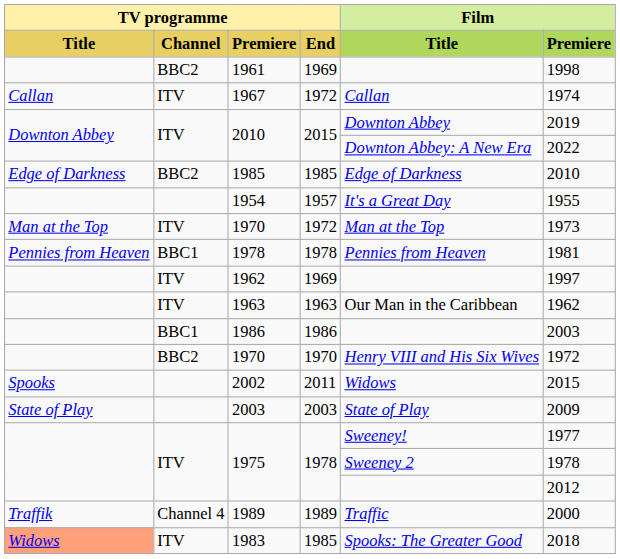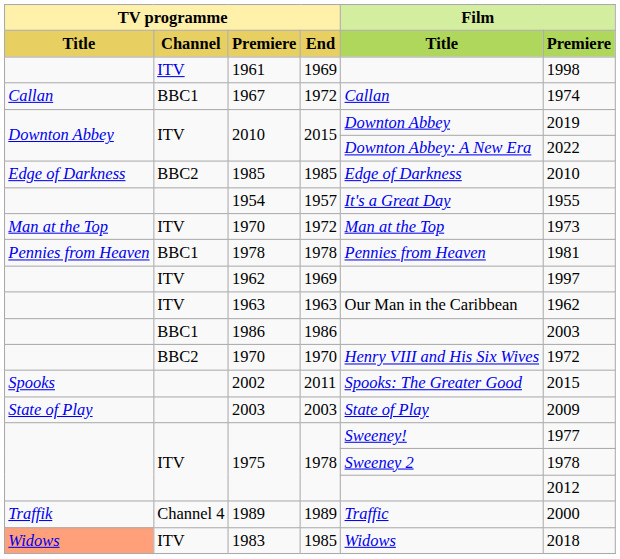(178, 69) BBC2 -> (171, 69) ITV
(171, 95) ITV -> (178, 95) BBC1
(370, 383) Widows -> (433, 383) Spooks: The Greater Good
(433, 540) Spooks: The Greater Good -> (370, 540) Widows
